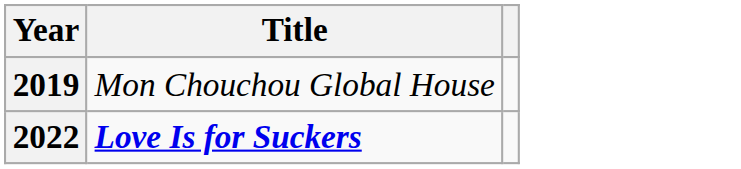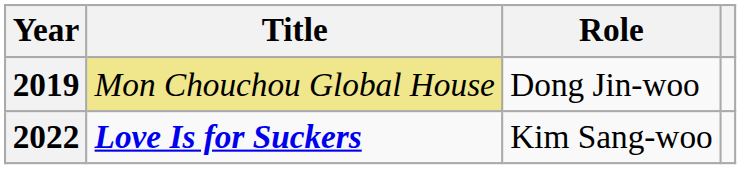+ column: (611, 30)
(295, 83) no background -> (295, 83) khaki background
